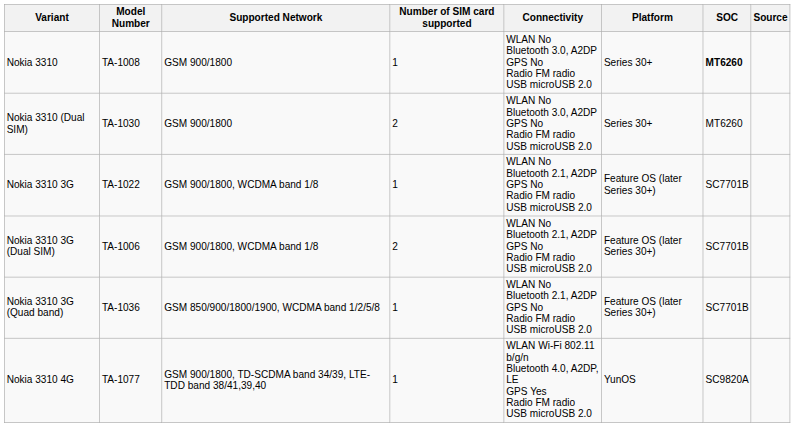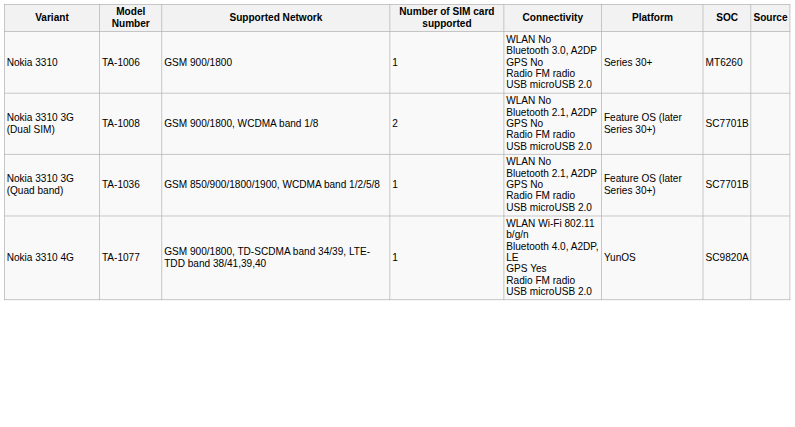(121, 62) TA-1008 -> (121, 62) TA-1006
(724, 62) bold -> (724, 62) normal
- row: (46, 123)
- row: (40, 185)
(121, 246) TA-1006 -> (121, 123) TA-1008
